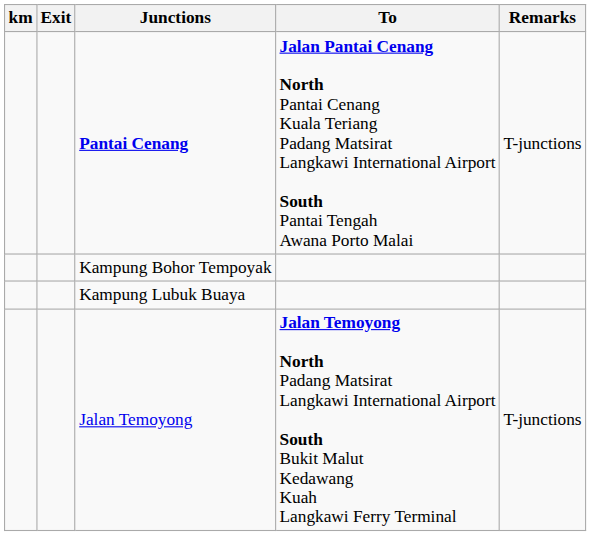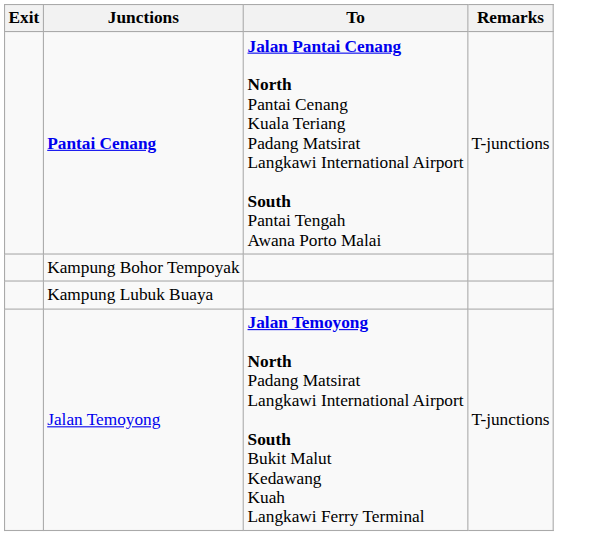- column: (21, 18)
